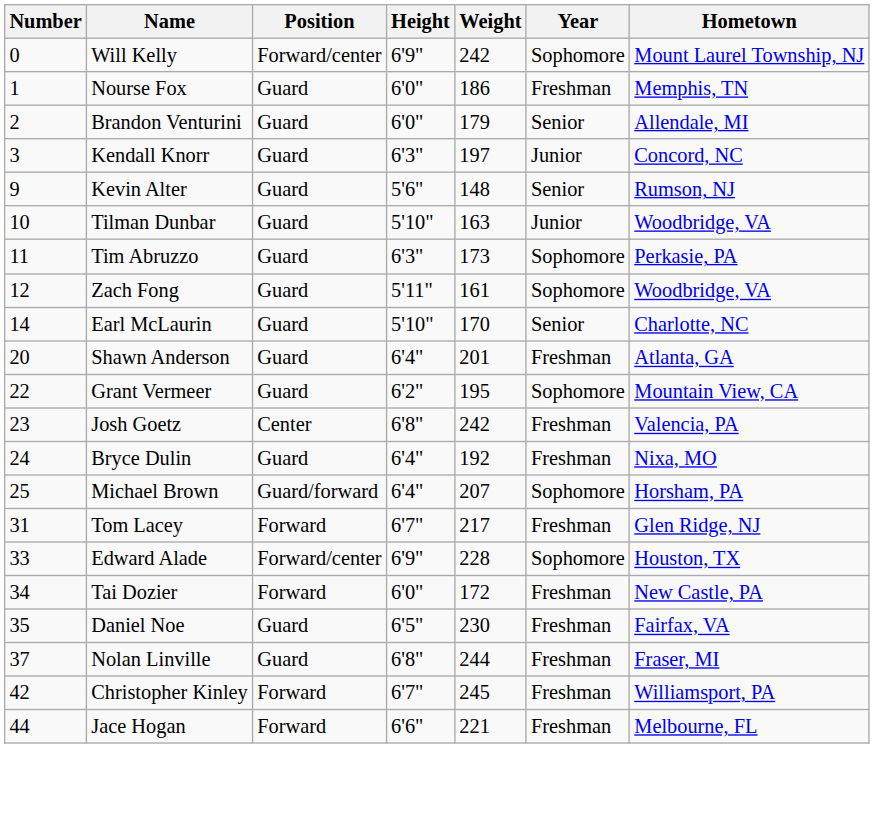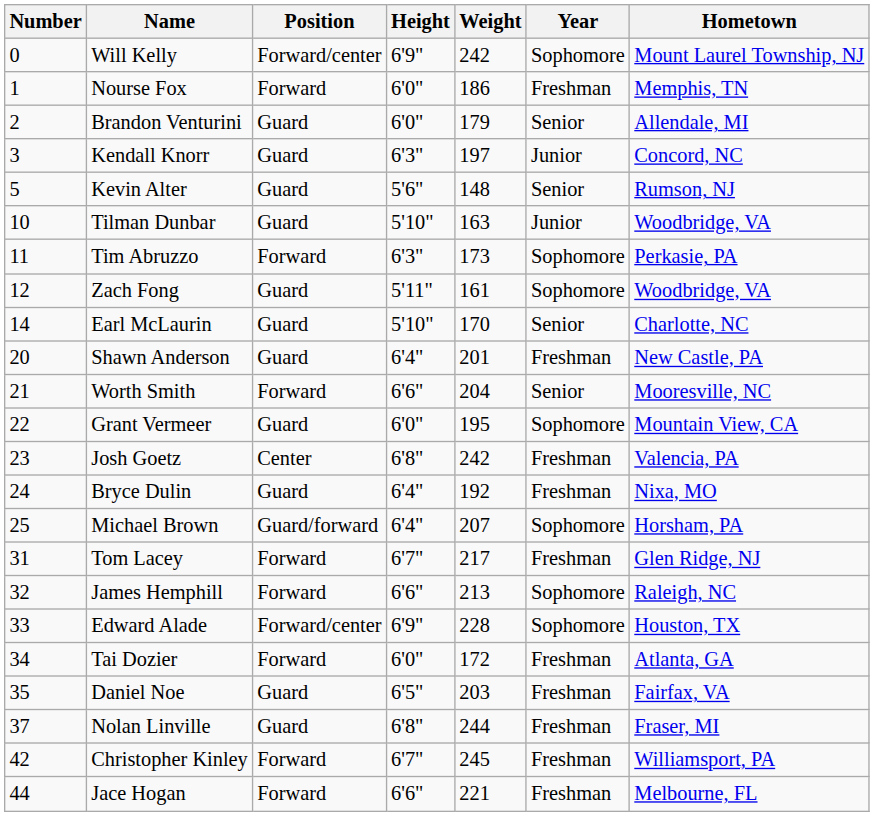(283, 88) Guard -> (292, 88) Forward
(14, 189) 9 -> (14, 189) 5
(283, 256) Guard -> (292, 256) Forward
(684, 357) Atlanta, GA -> (699, 357) New Castle, PA
+ row: (143, 390)
(407, 390) 6'2" -> (407, 424) 6'0"
+ row: (157, 592)
(699, 592) New Castle, PA -> (684, 659) Atlanta, GA
(475, 625) 230 -> (475, 693) 203
